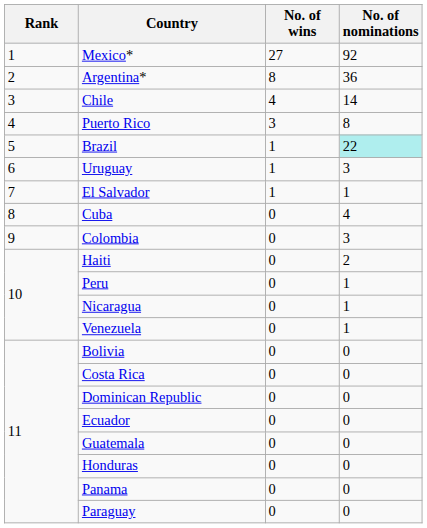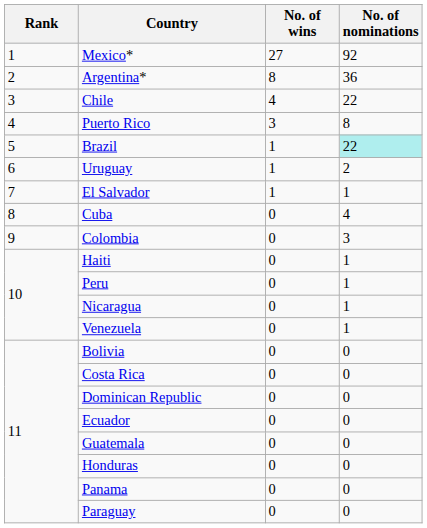(350, 100) 14 -> (350, 100) 22
(346, 169) 3 -> (346, 169) 2
(346, 260) 2 -> (346, 260) 1
